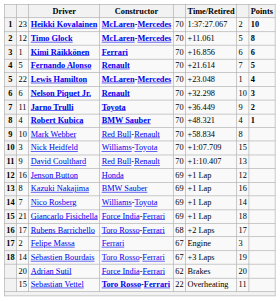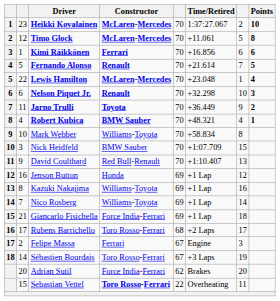(131, 134) Red Bull-Renault -> (130, 134) Williams-Toyota
(130, 147) Williams-Toyota -> (124, 147) BMW Sauber
(124, 188) BMW Sauber -> (130, 188) Williams-Toyota
